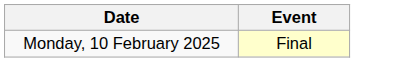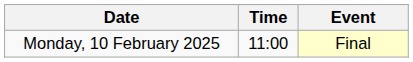+ column: (268, 17)
